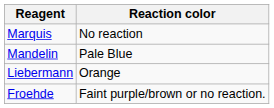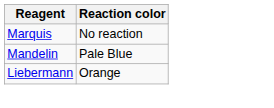- row: (31, 93)
